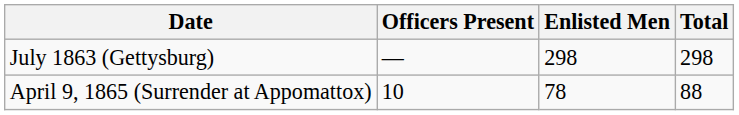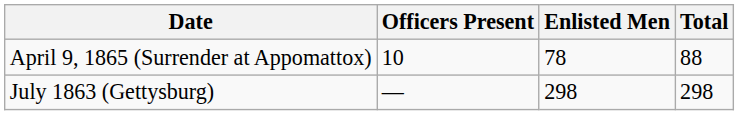rows swapped: (112, 57) <-> (191, 92)
